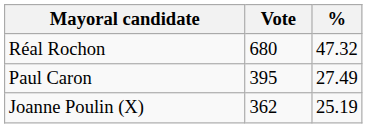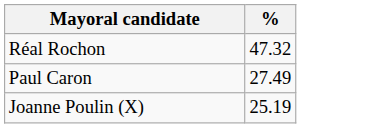- column: (278, 19)
